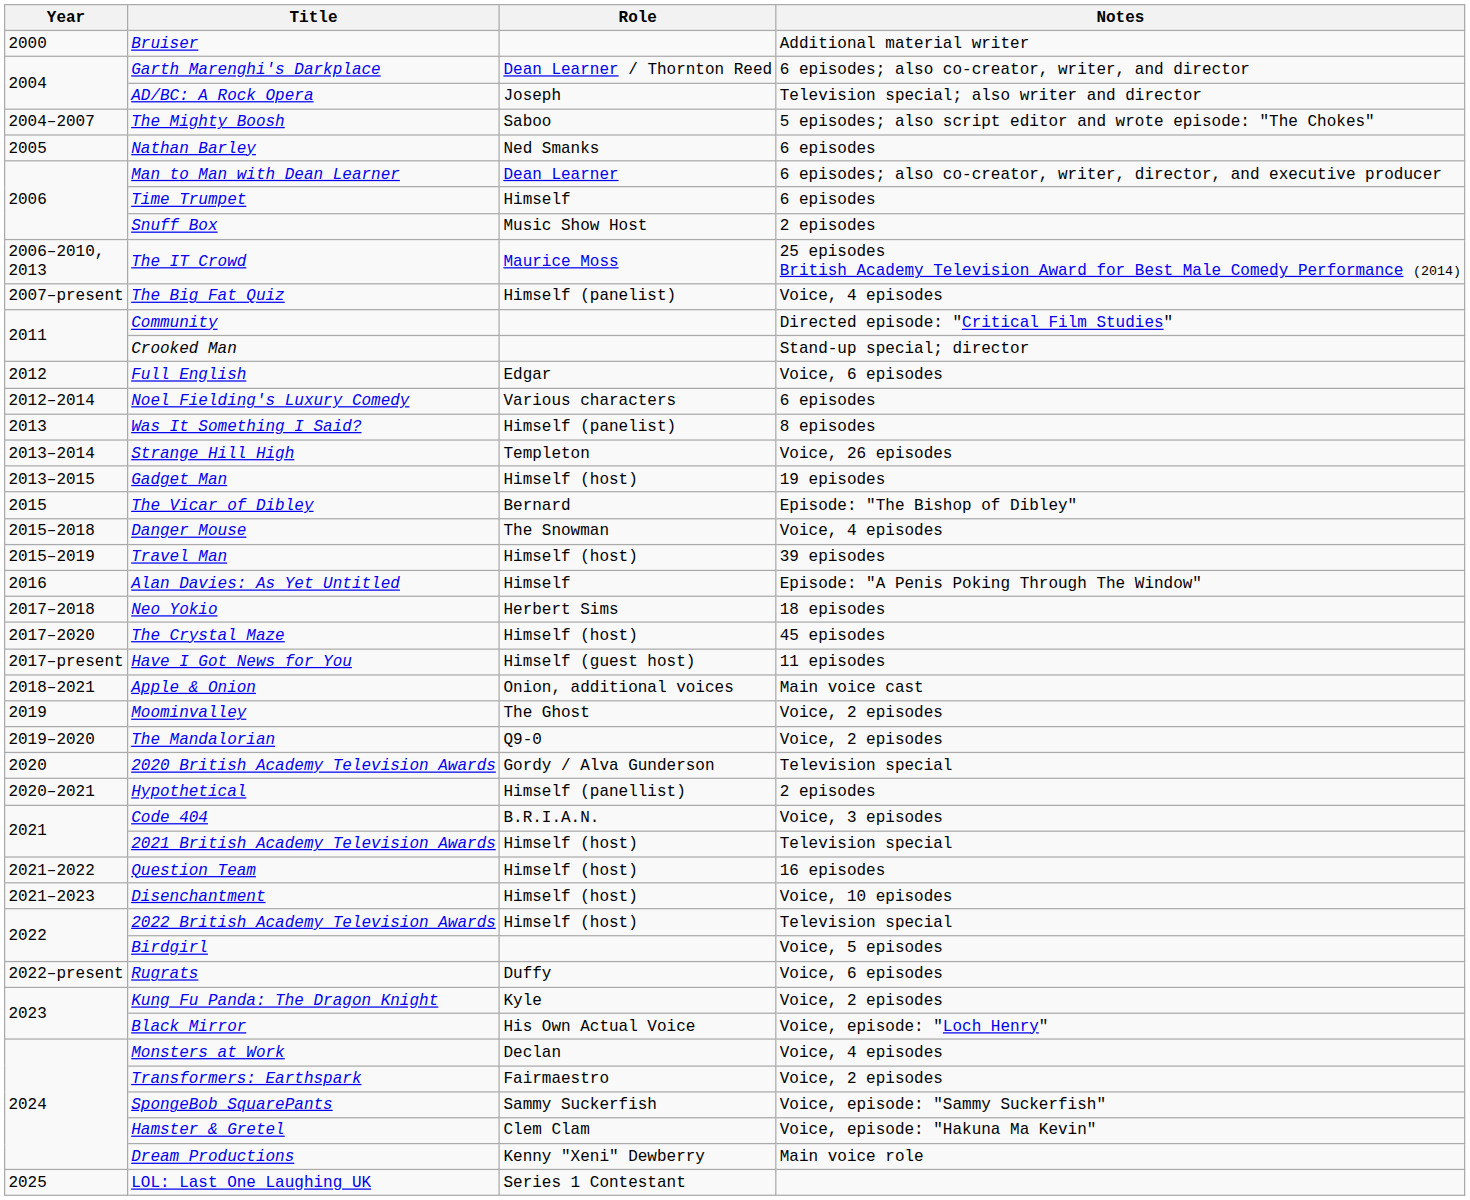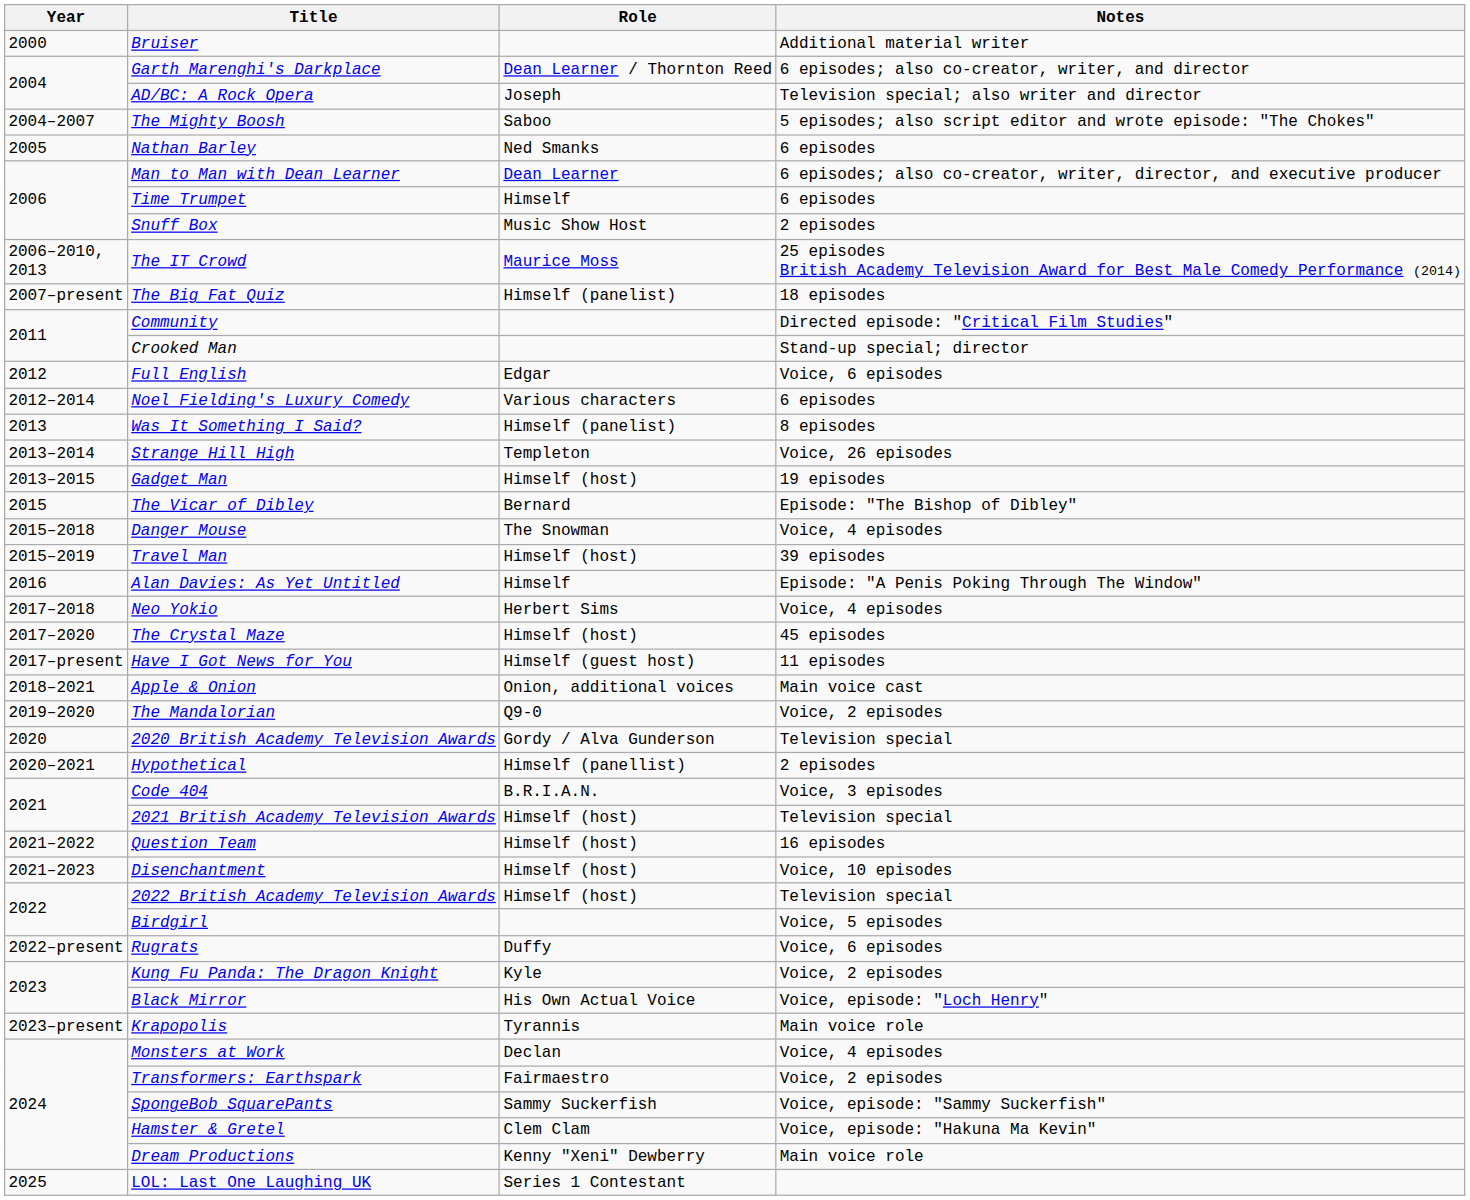(861, 297) Voice, 4 episodes -> (833, 297) 18 episodes
(833, 609) 18 episodes -> (861, 609) Voice, 4 episodes
- row: (189, 714)
+ row: (179, 1026)
